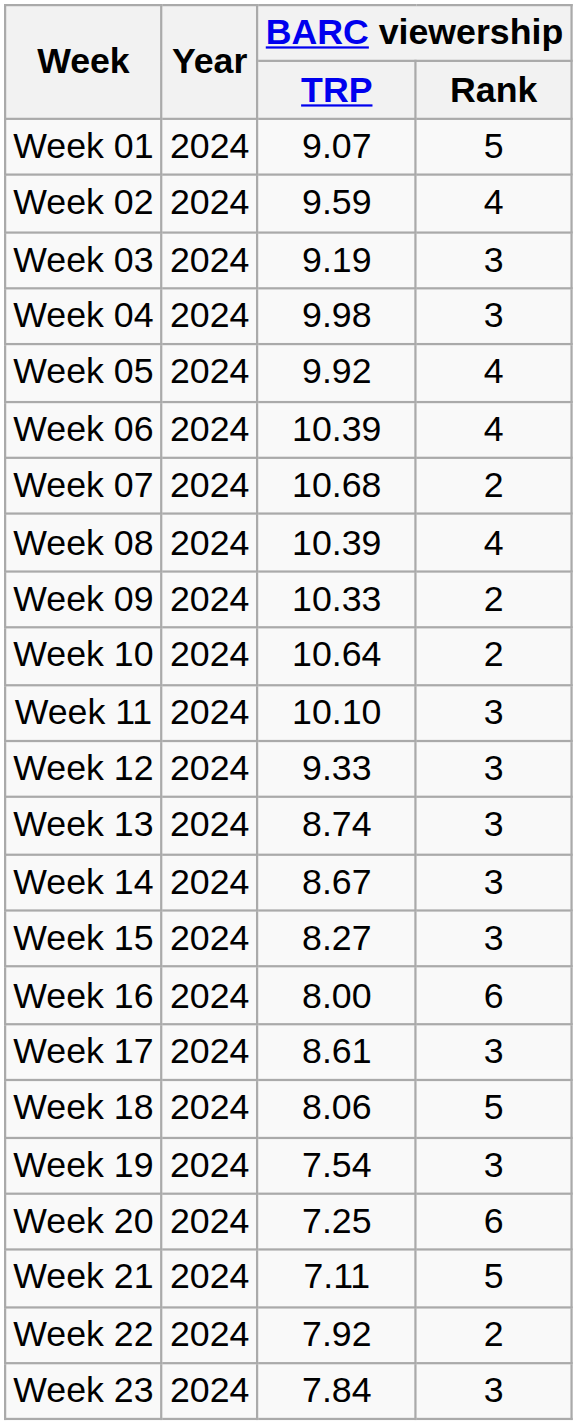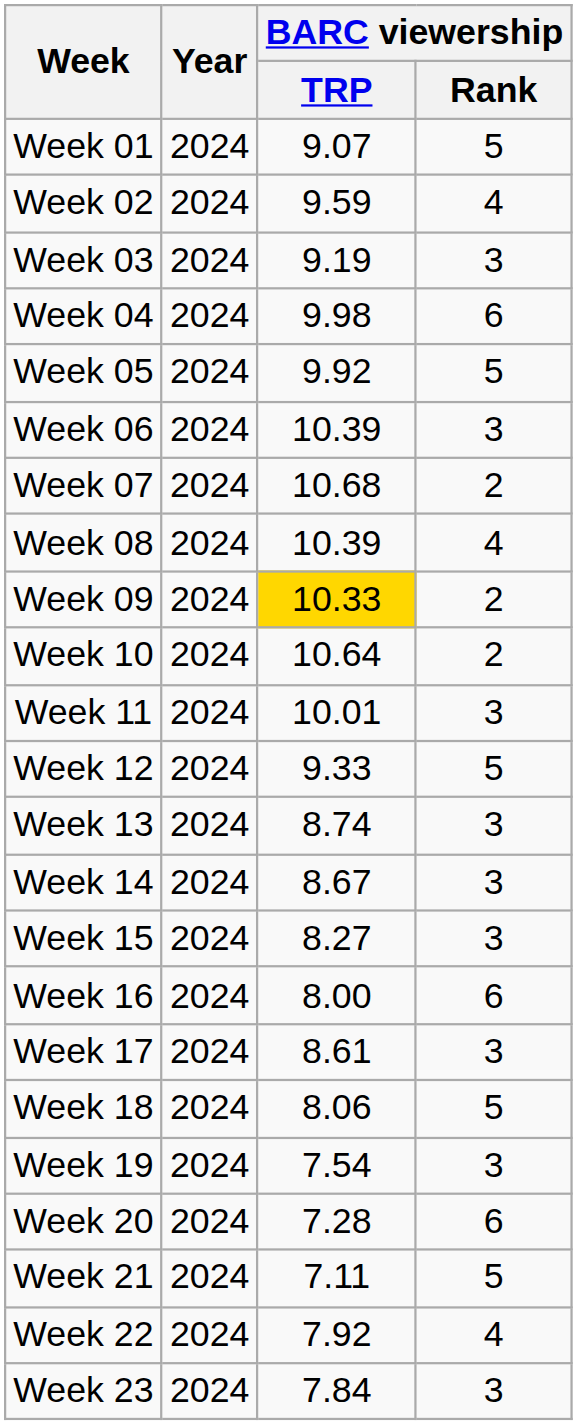(494, 315) 3 -> (494, 315) 6
(494, 372) 4 -> (494, 372) 5
(494, 428) 4 -> (494, 428) 3
(337, 598) no background -> (337, 598) gold background
(337, 711) 10.10 -> (337, 711) 10.01
(494, 768) 3 -> (494, 768) 5
(337, 1221) 7.25 -> (337, 1221) 7.28
(494, 1334) 2 -> (494, 1334) 4
